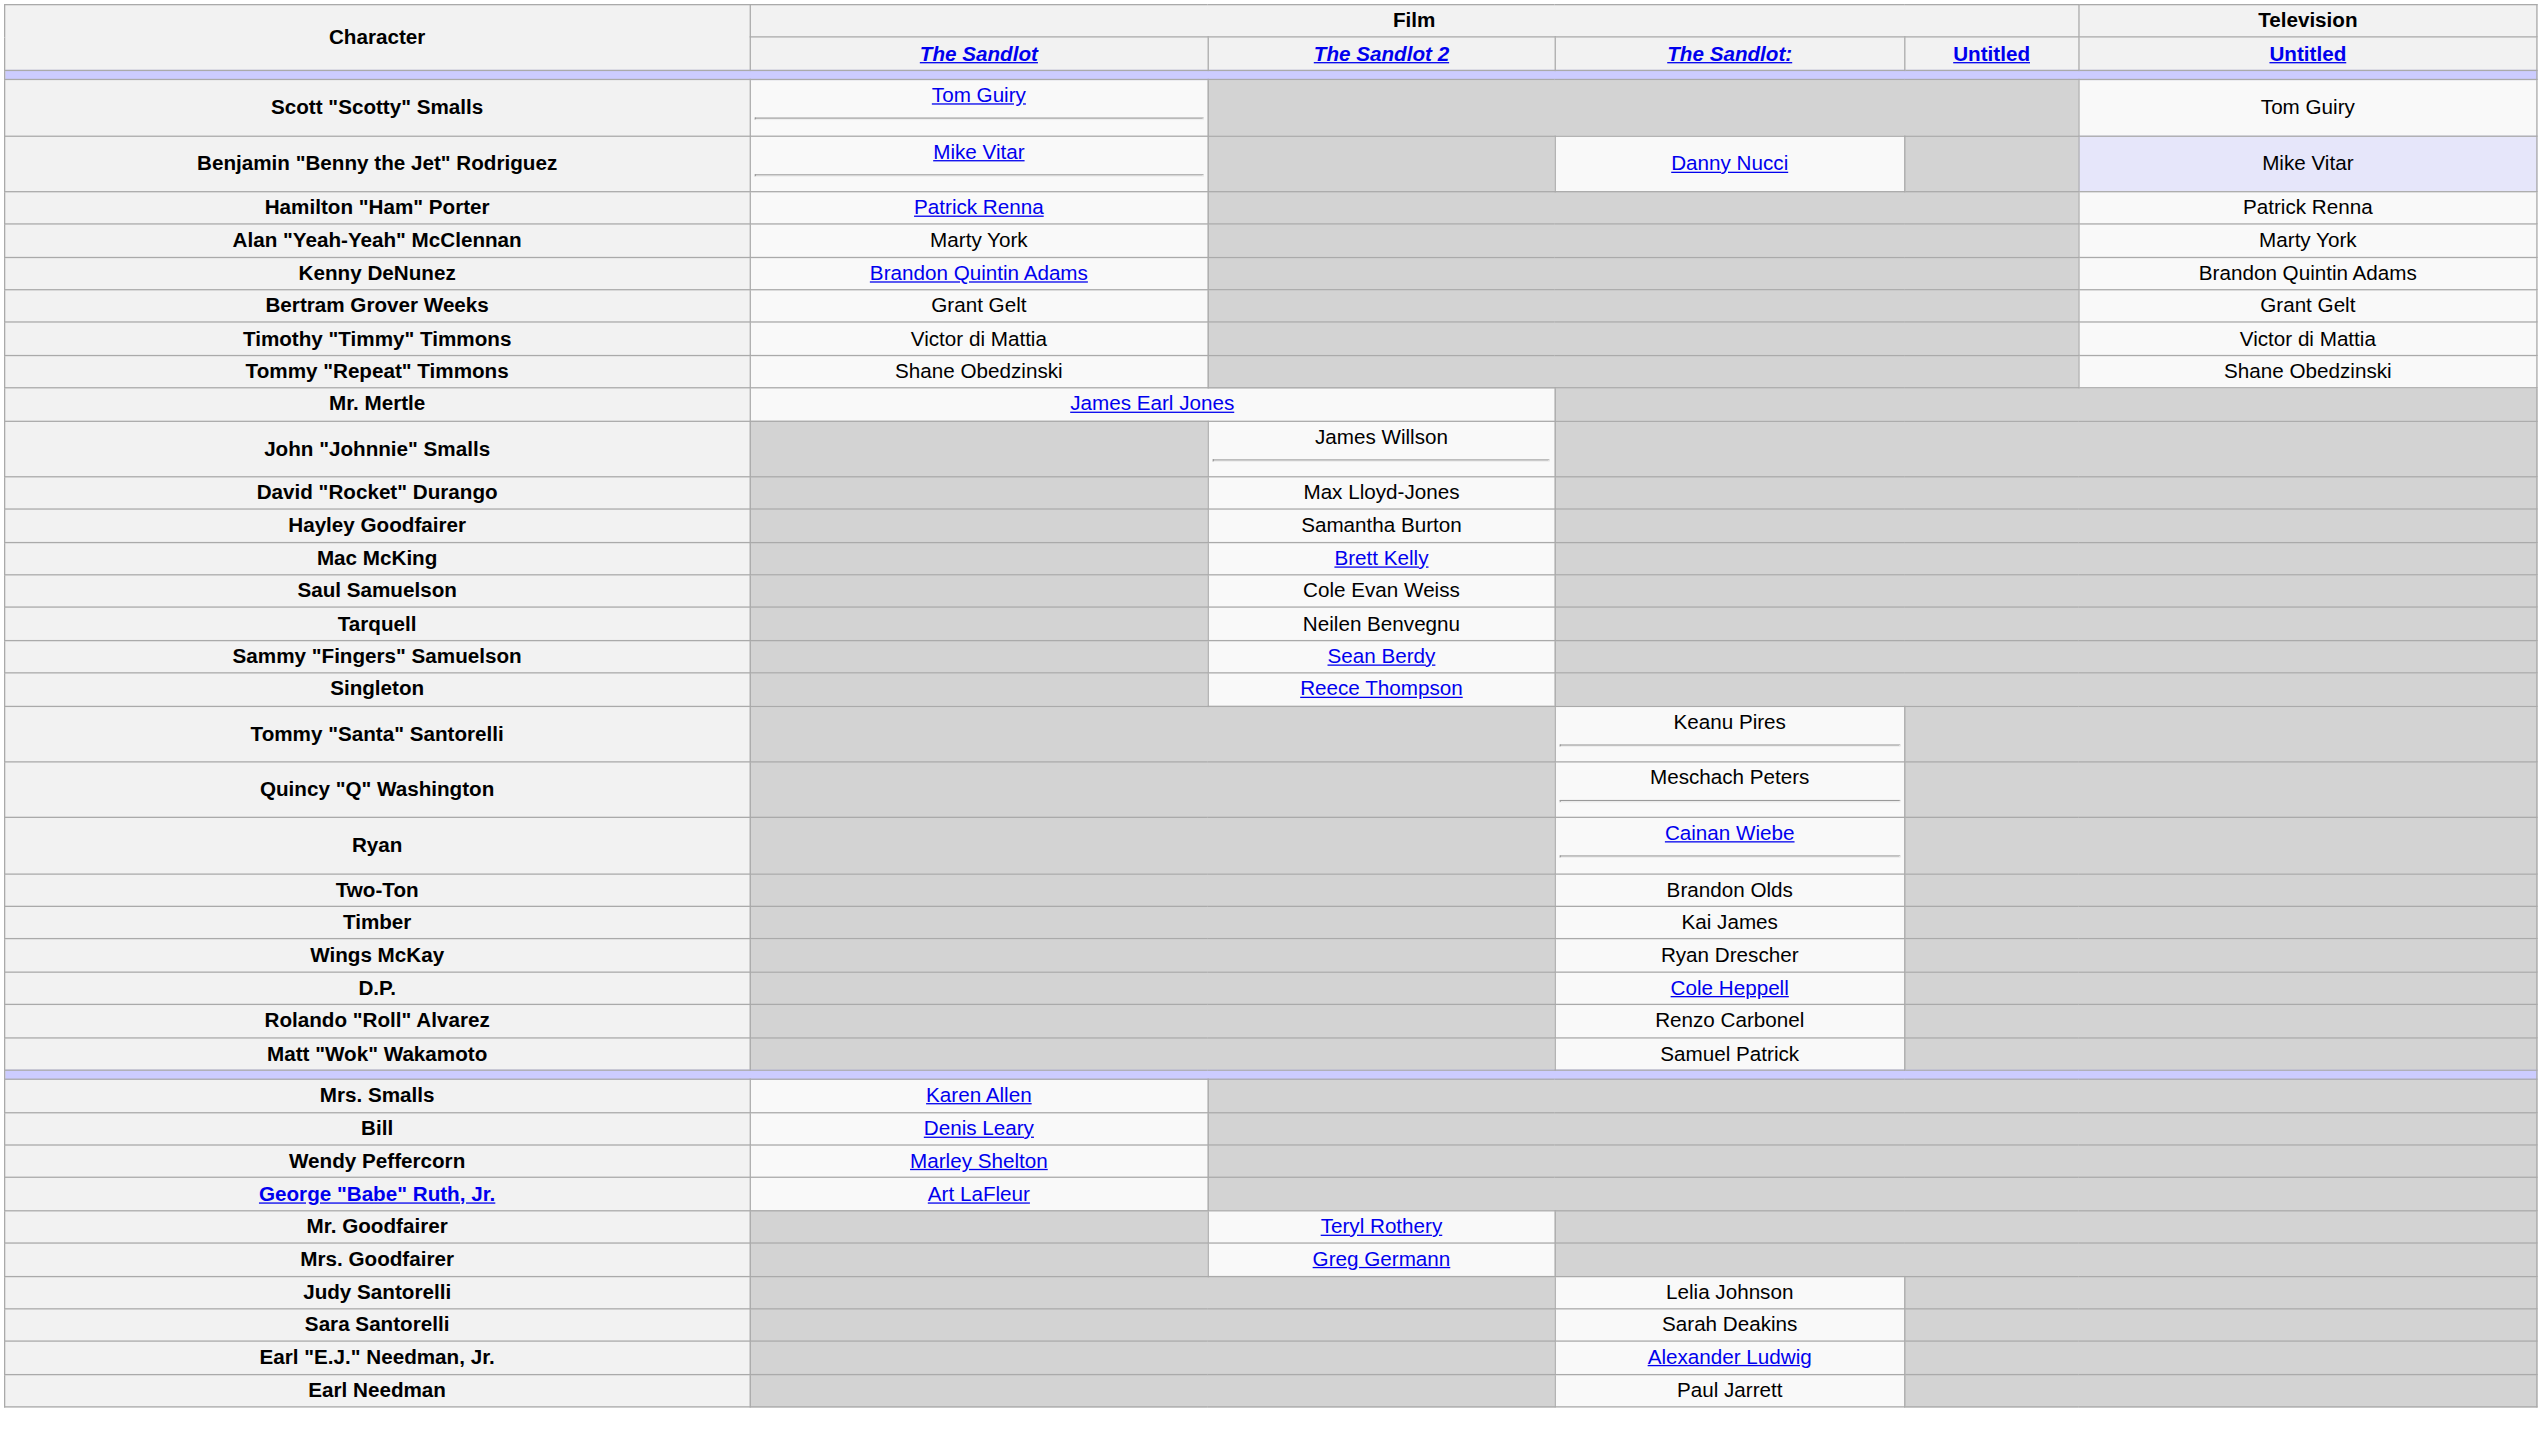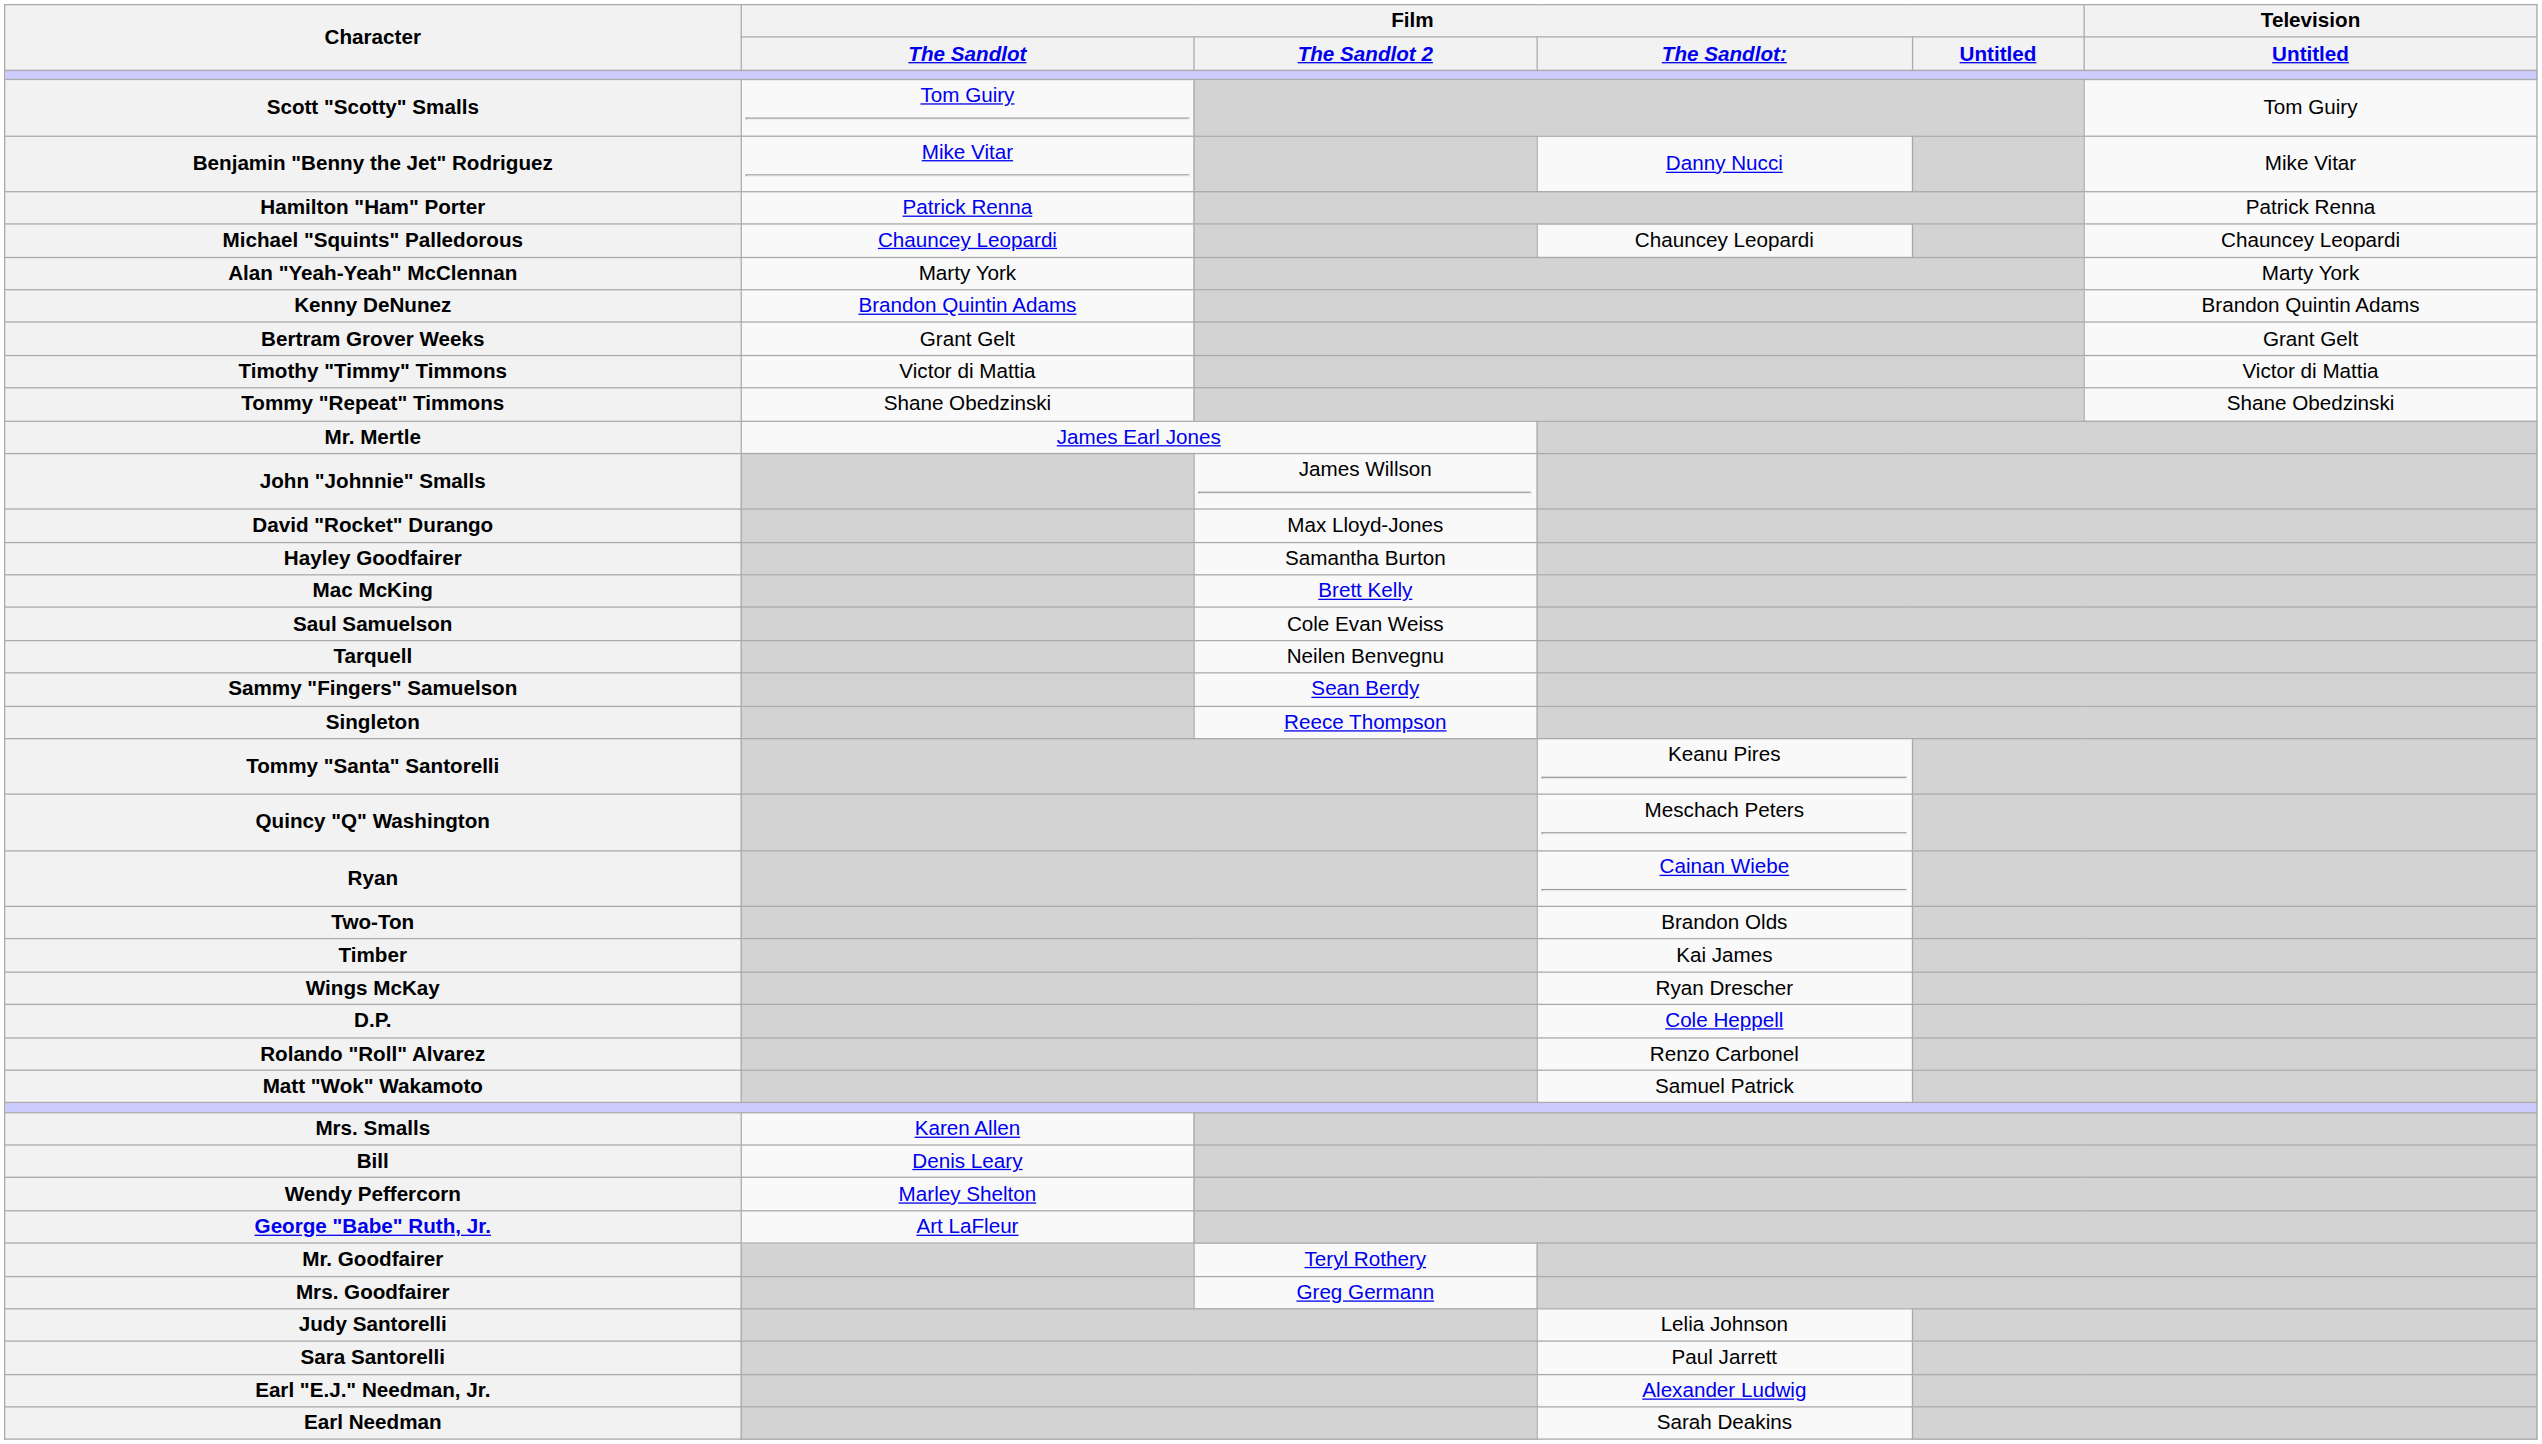(2308, 163) lavender background -> (2311, 163) no background
+ row: (373, 240)
(1730, 1324) Sarah Deakins -> (1724, 1357) Paul Jarrett
(1730, 1390) Paul Jarrett -> (1724, 1423) Sarah Deakins
